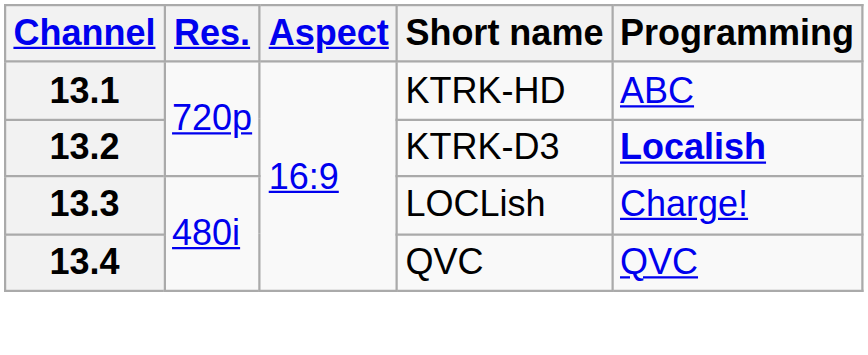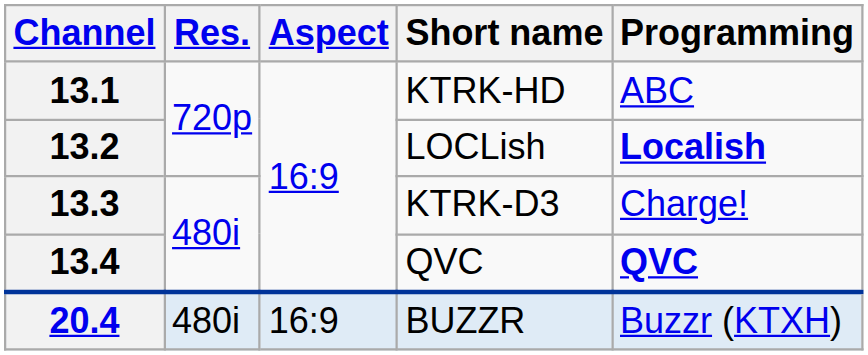(482, 147) KTRK-D3 -> (475, 147) LOCLish
(475, 204) LOCLish -> (482, 204) KTRK-D3
(659, 261) normal -> (659, 261) bold
+ row: (84, 320)
